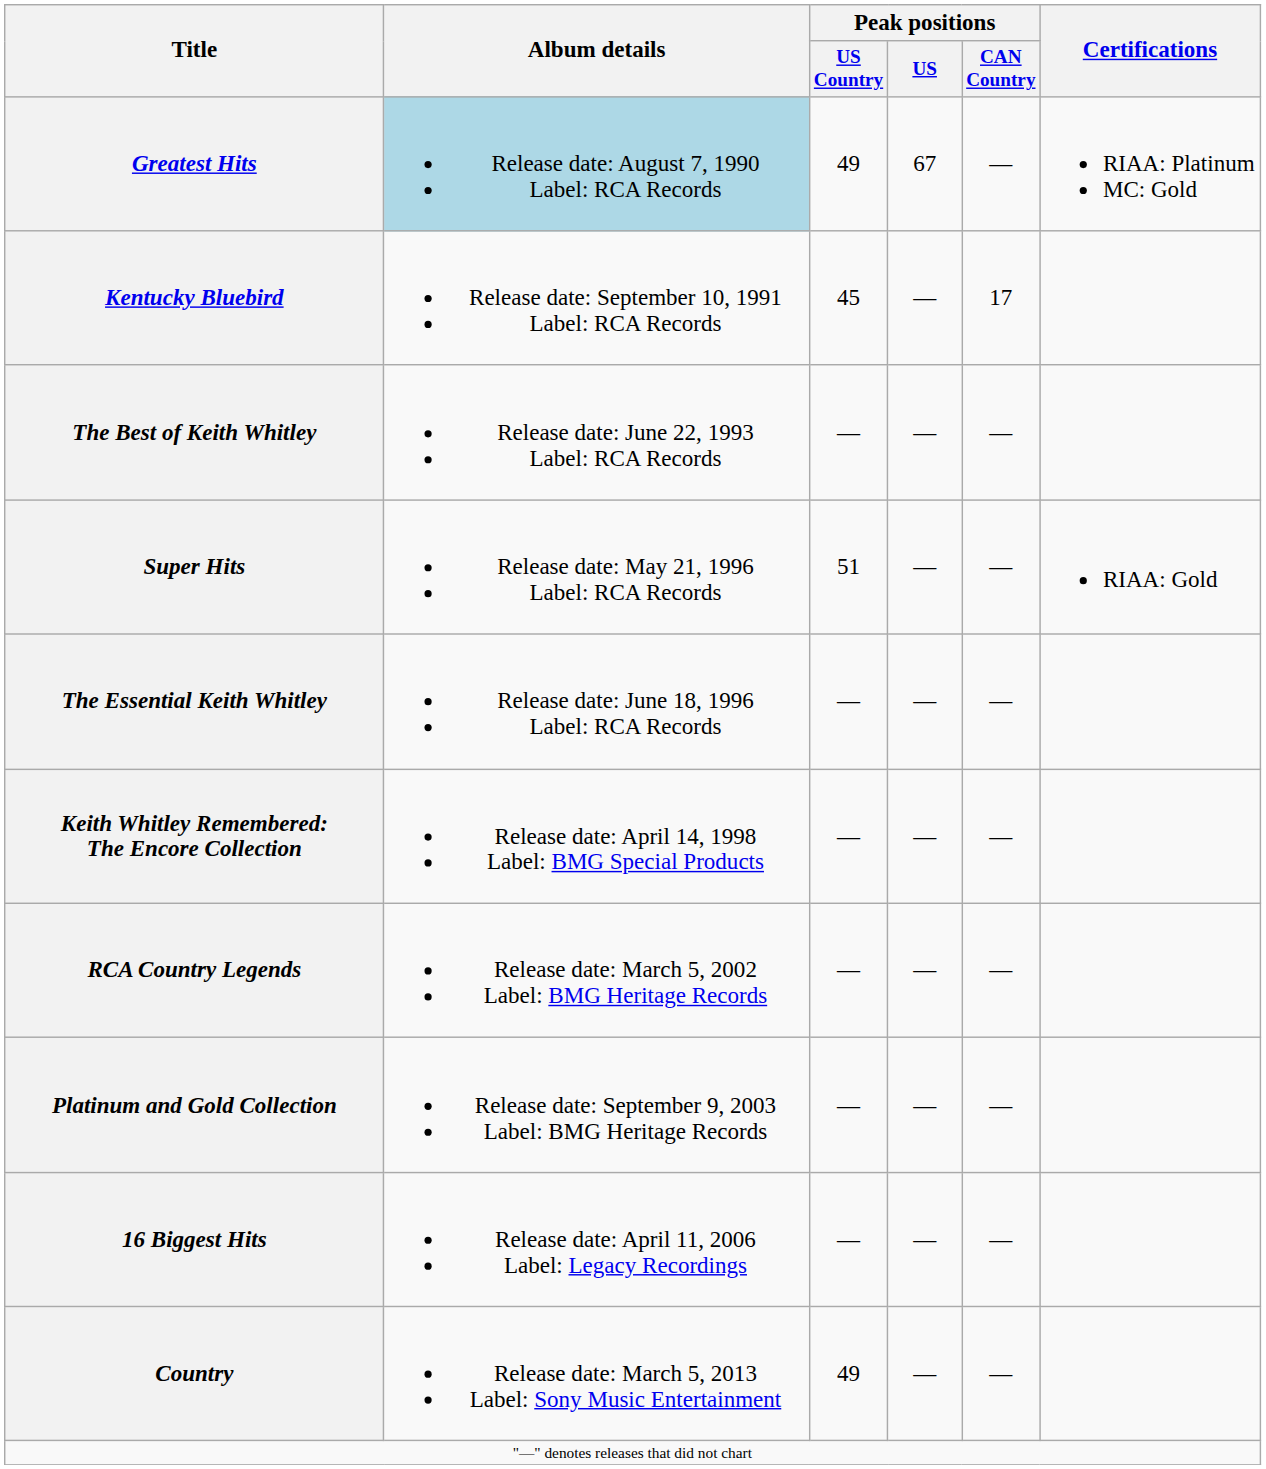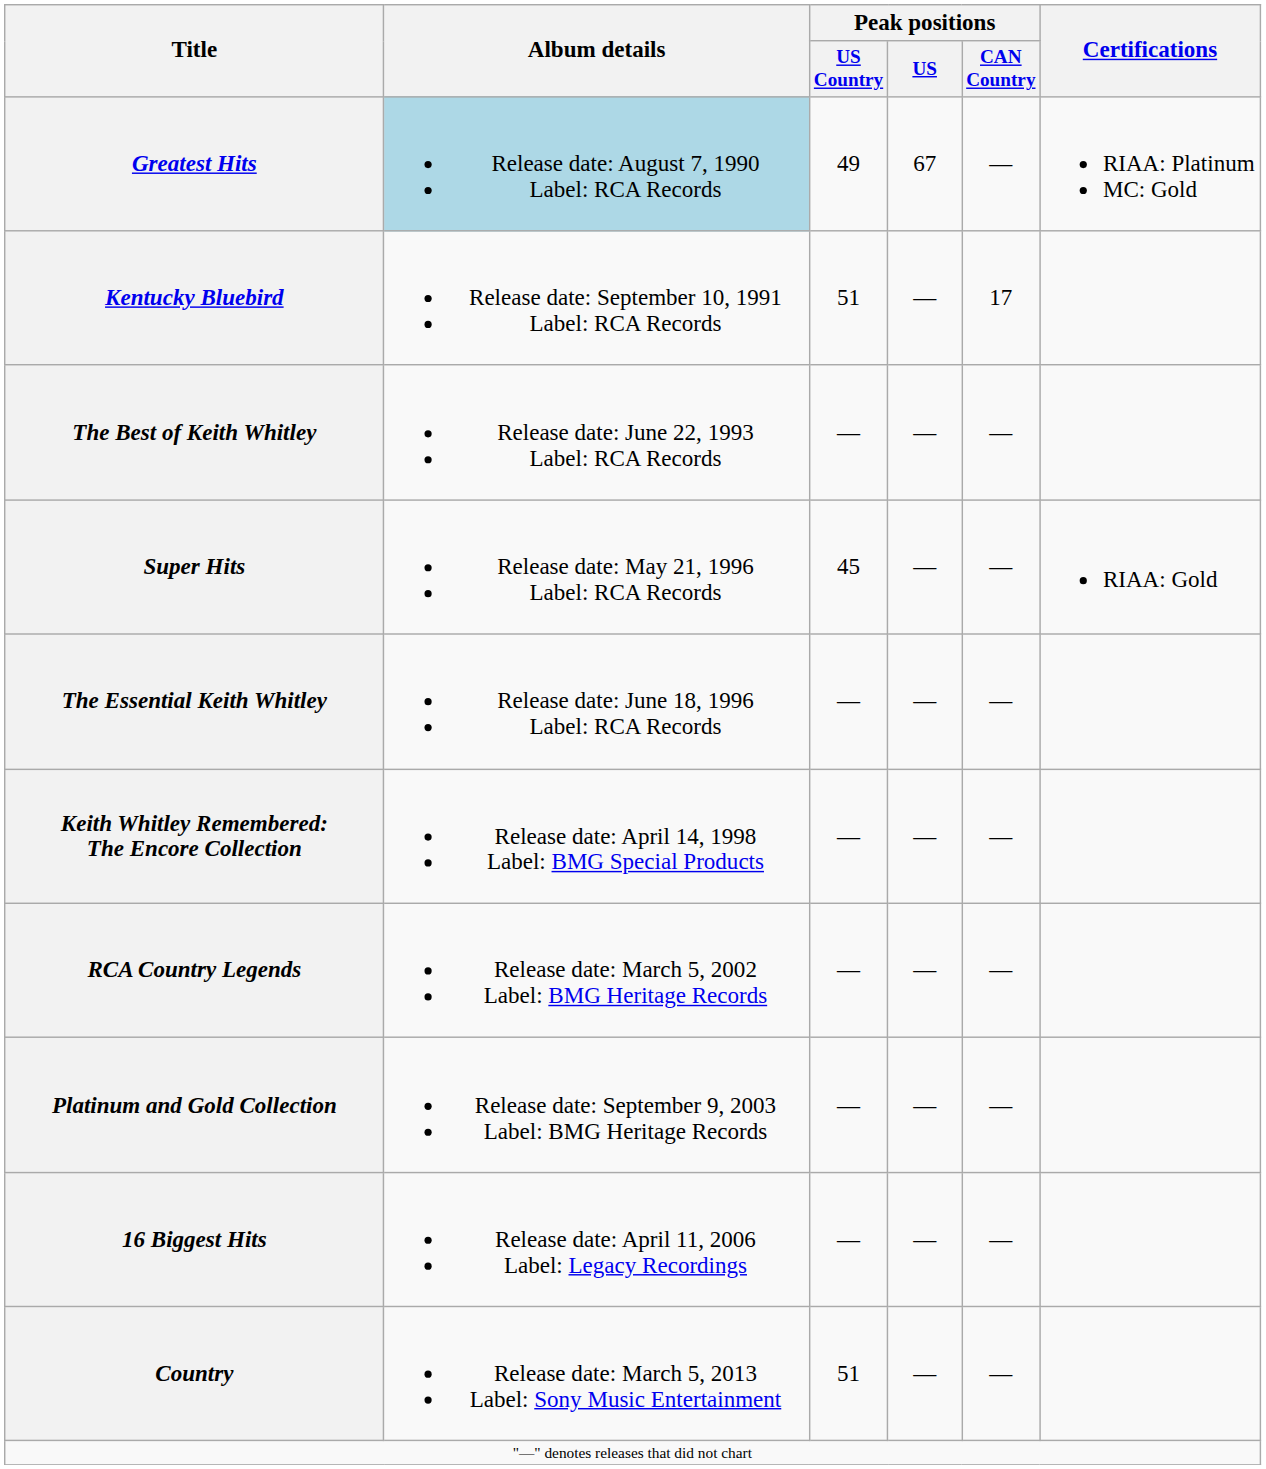(849, 297) 45 -> (849, 297) 51
(849, 566) 51 -> (849, 566) 45
(849, 1373) 49 -> (849, 1373) 51
